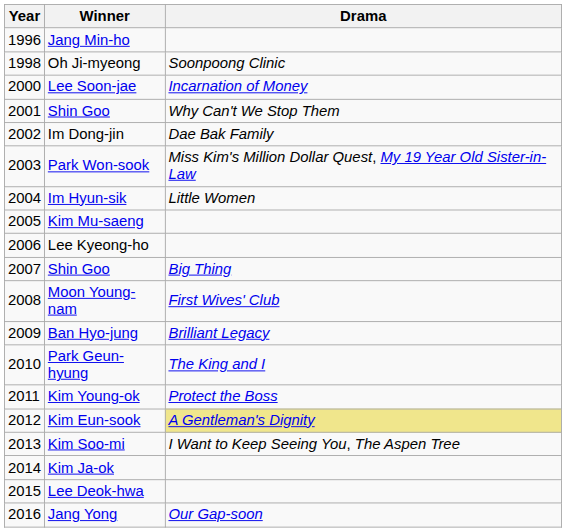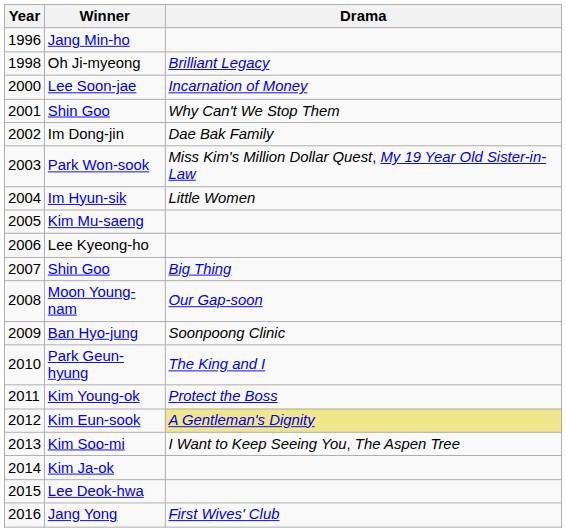(227, 63) Soonpoong Clinic -> (219, 63) Brilliant Legacy
(224, 300) First Wives' Club -> (216, 300) Our Gap-soon
(219, 332) Brilliant Legacy -> (227, 332) Soonpoong Clinic
(216, 514) Our Gap-soon -> (224, 514) First Wives' Club
